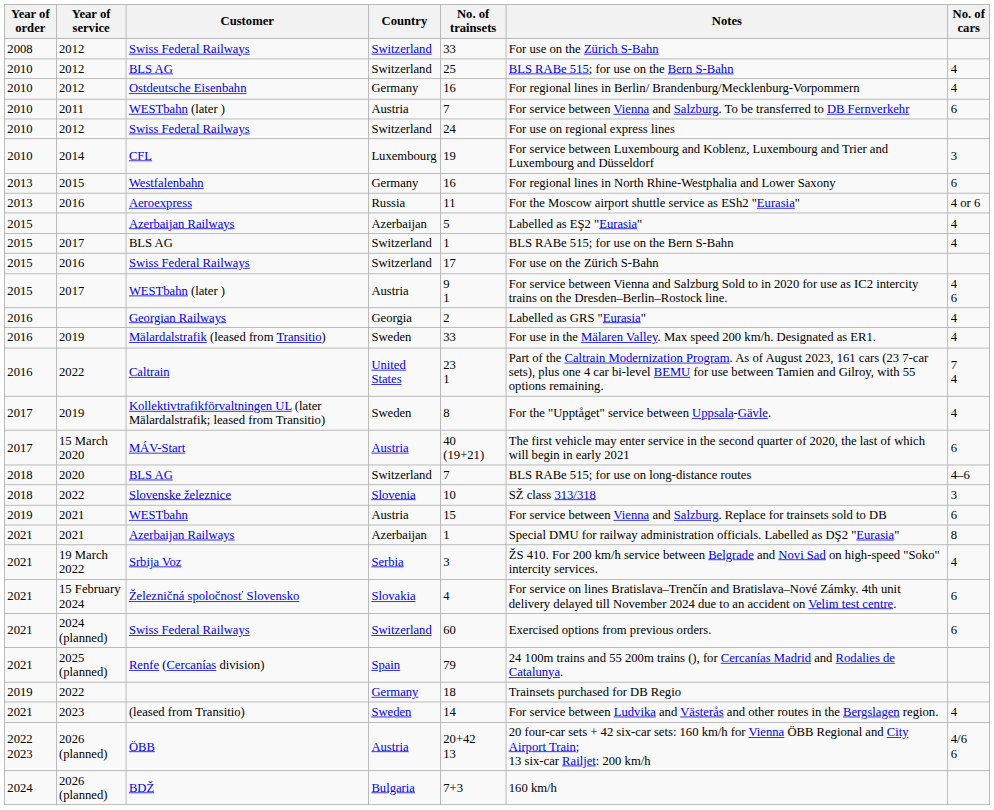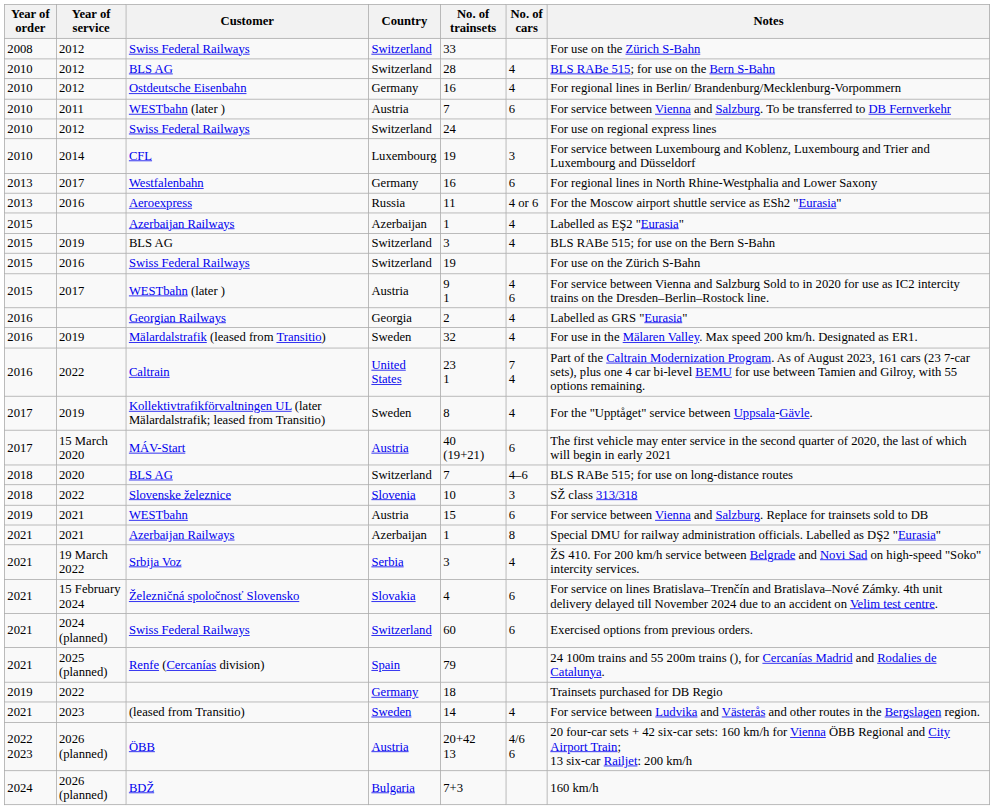columns swapped: (969, 21) <-> (727, 21)
(450, 68) 25 -> (450, 68) 28
(72, 183) 2015 -> (72, 183) 2017
(446, 223) 5 -> (446, 223) 1
(72, 243) 2017 -> (72, 243) 2019
(446, 243) 1 -> (446, 243) 3
(450, 263) 17 -> (450, 263) 19
(450, 337) 33 -> (450, 337) 32
